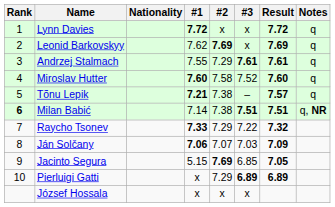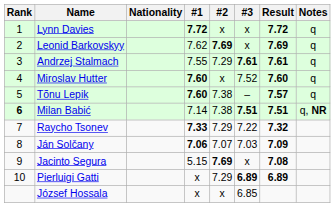(222, 78) 7.58 -> (222, 78) x
(197, 95) 7.21 -> (197, 95) 7.60
(247, 161) 6.85 -> (247, 161) x
(278, 161) 7.05 -> (278, 161) 7.08
(247, 194) x -> (247, 194) 6.85
